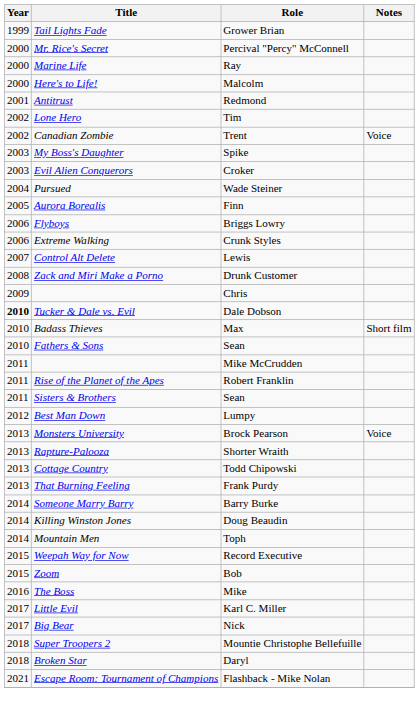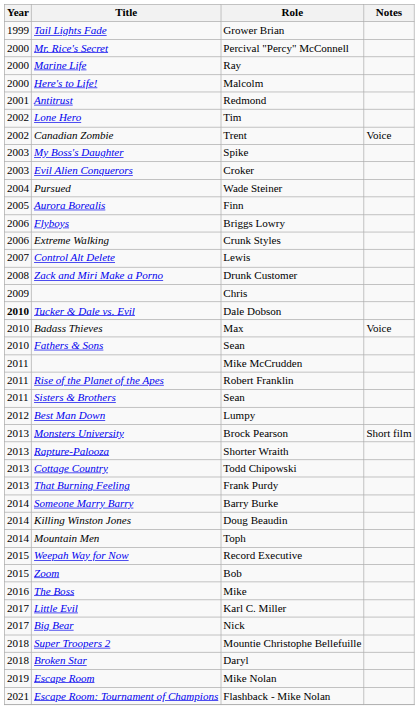(389, 328) Short film -> (379, 328) Voice
(379, 433) Voice -> (389, 433) Short film
+ row: (64, 678)
